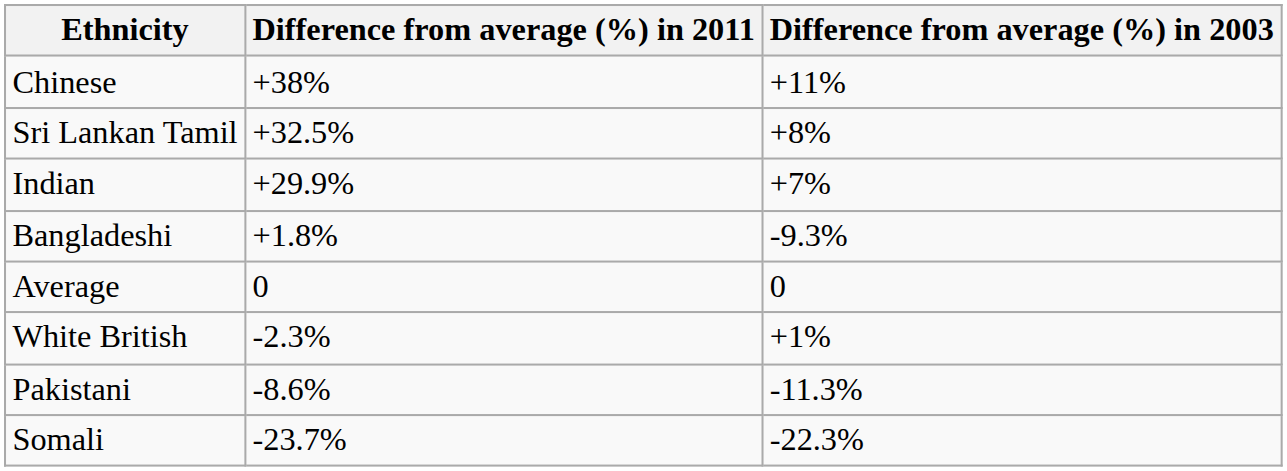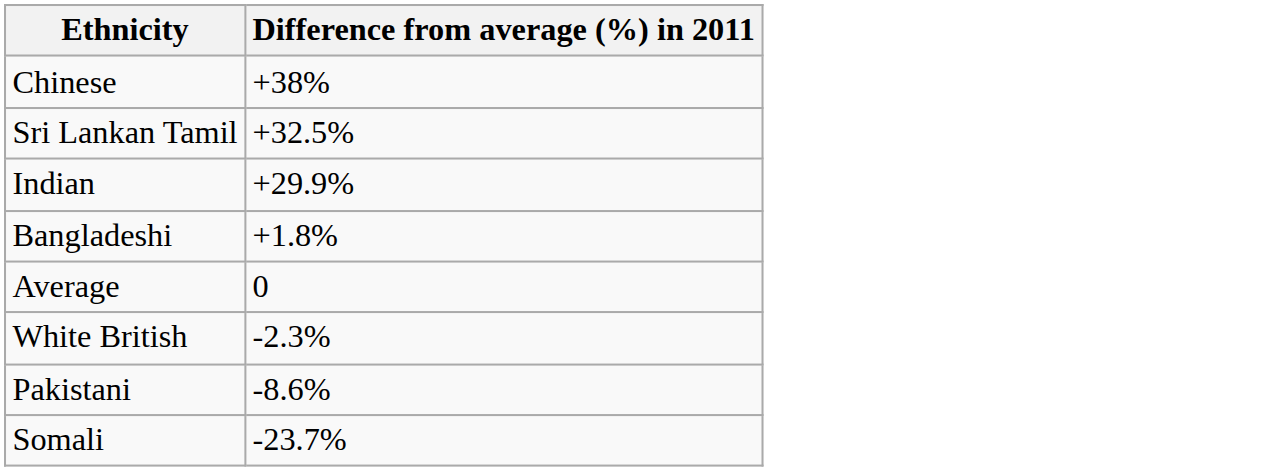- column: (1022, 30)
